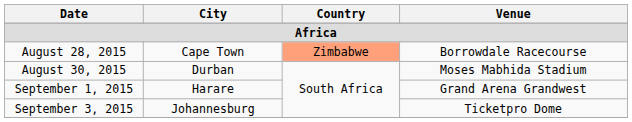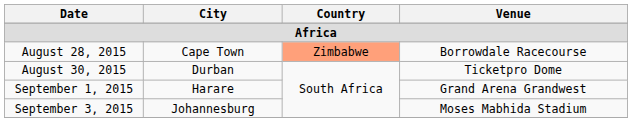(513, 70) Moses Mabhida Stadium -> (513, 70) Ticketpro Dome
(513, 108) Ticketpro Dome -> (513, 108) Moses Mabhida Stadium
